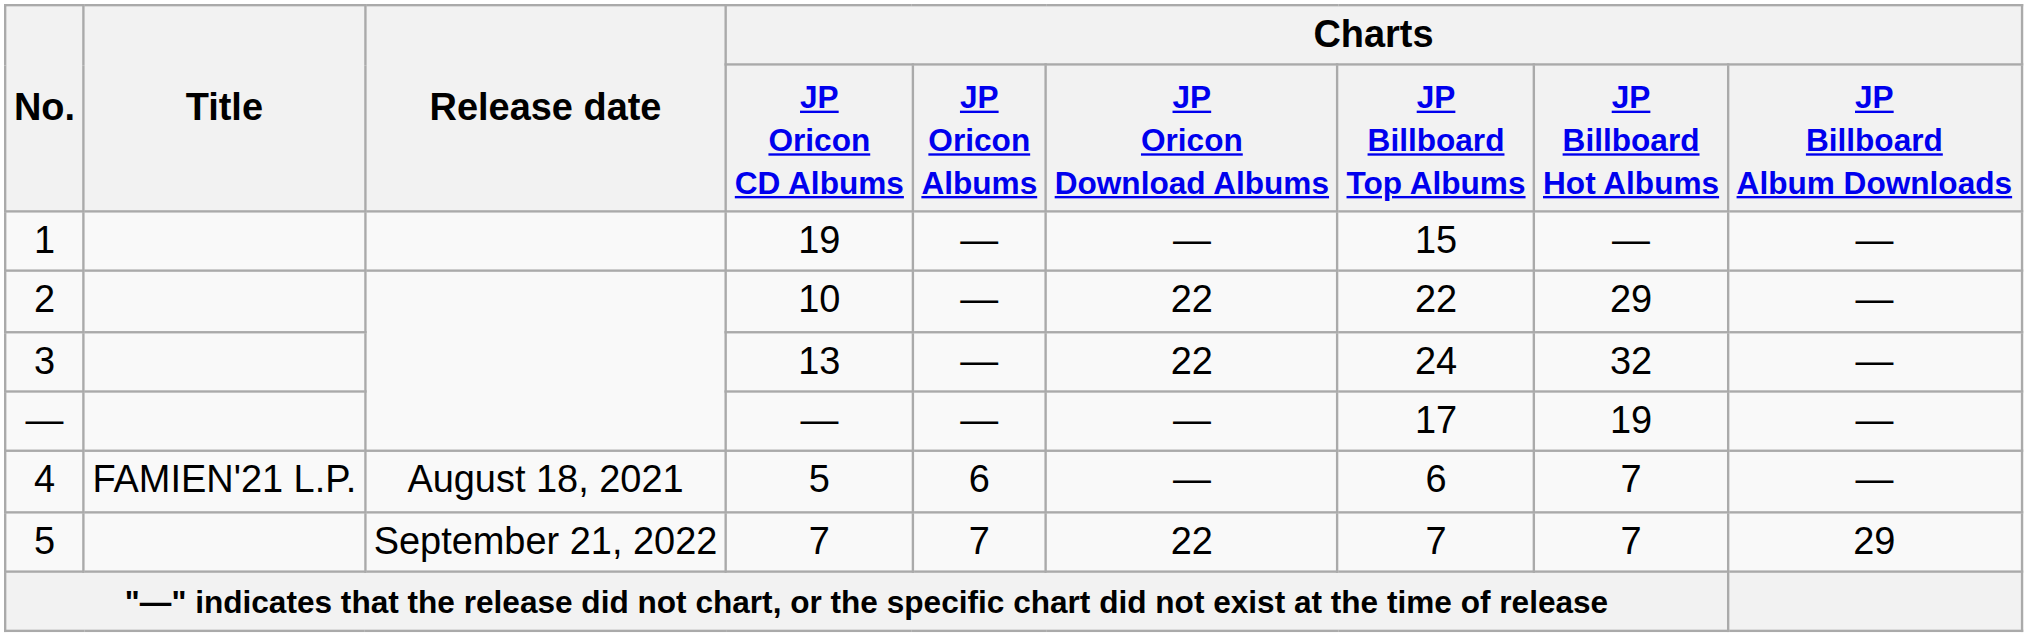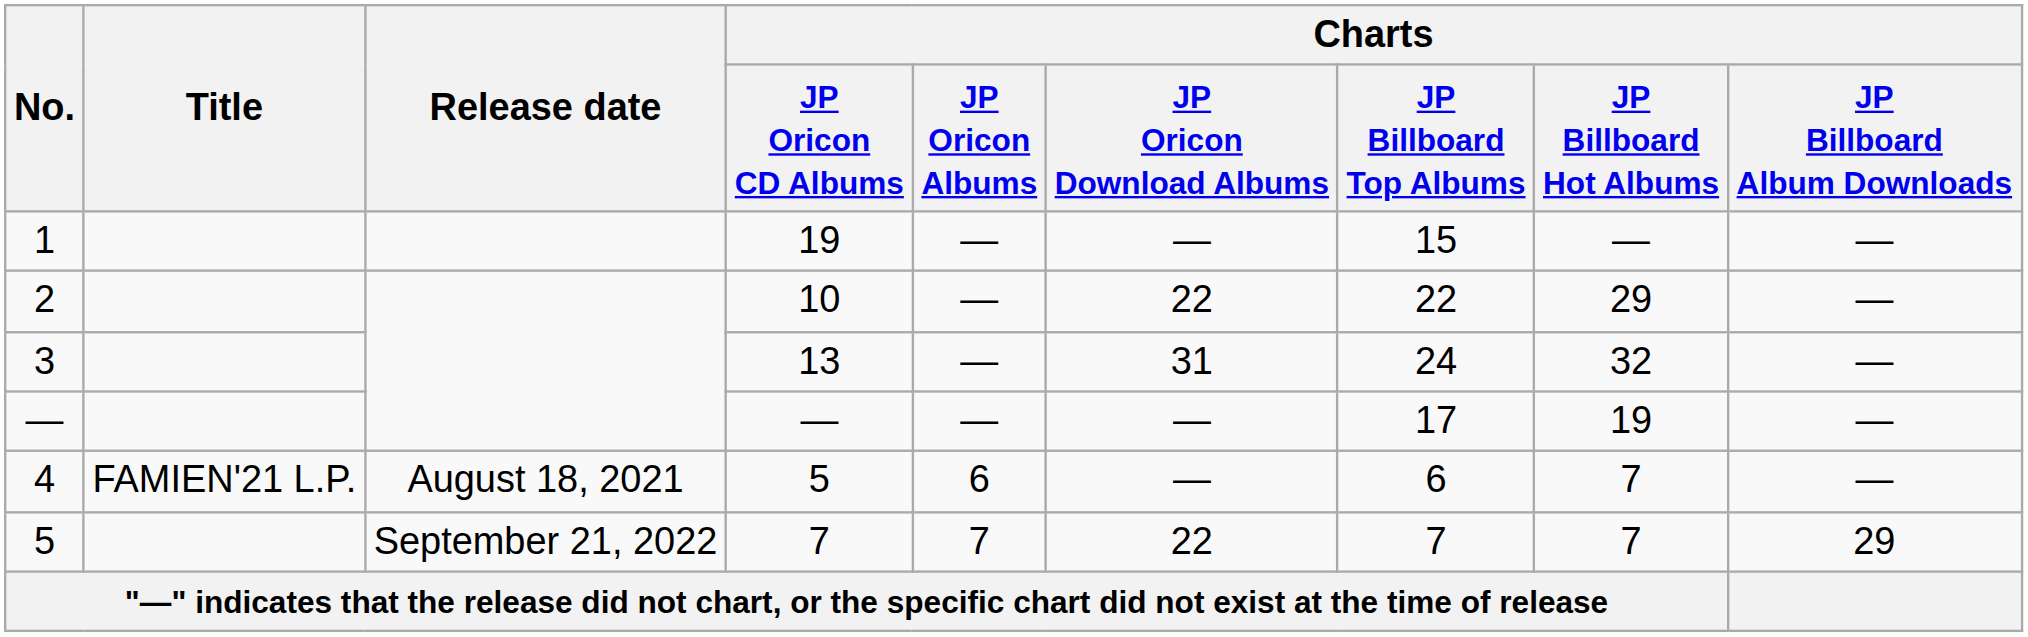(1192, 360) 22 -> (1192, 360) 31
